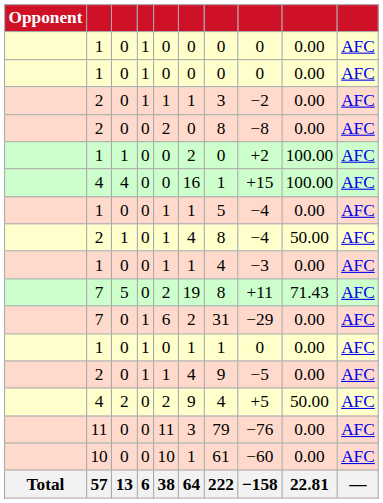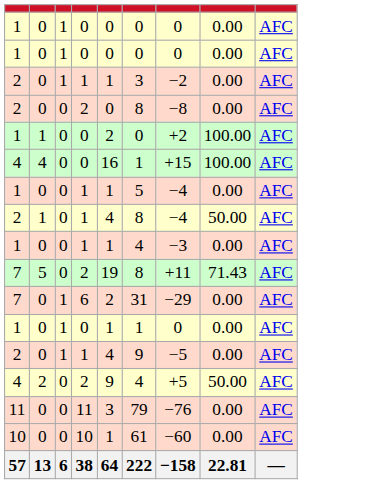- column: (45, 18)
